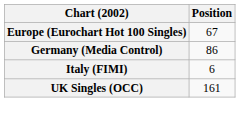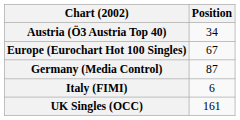+ row: (97, 32)
(212, 50) 86 -> (212, 69) 87
